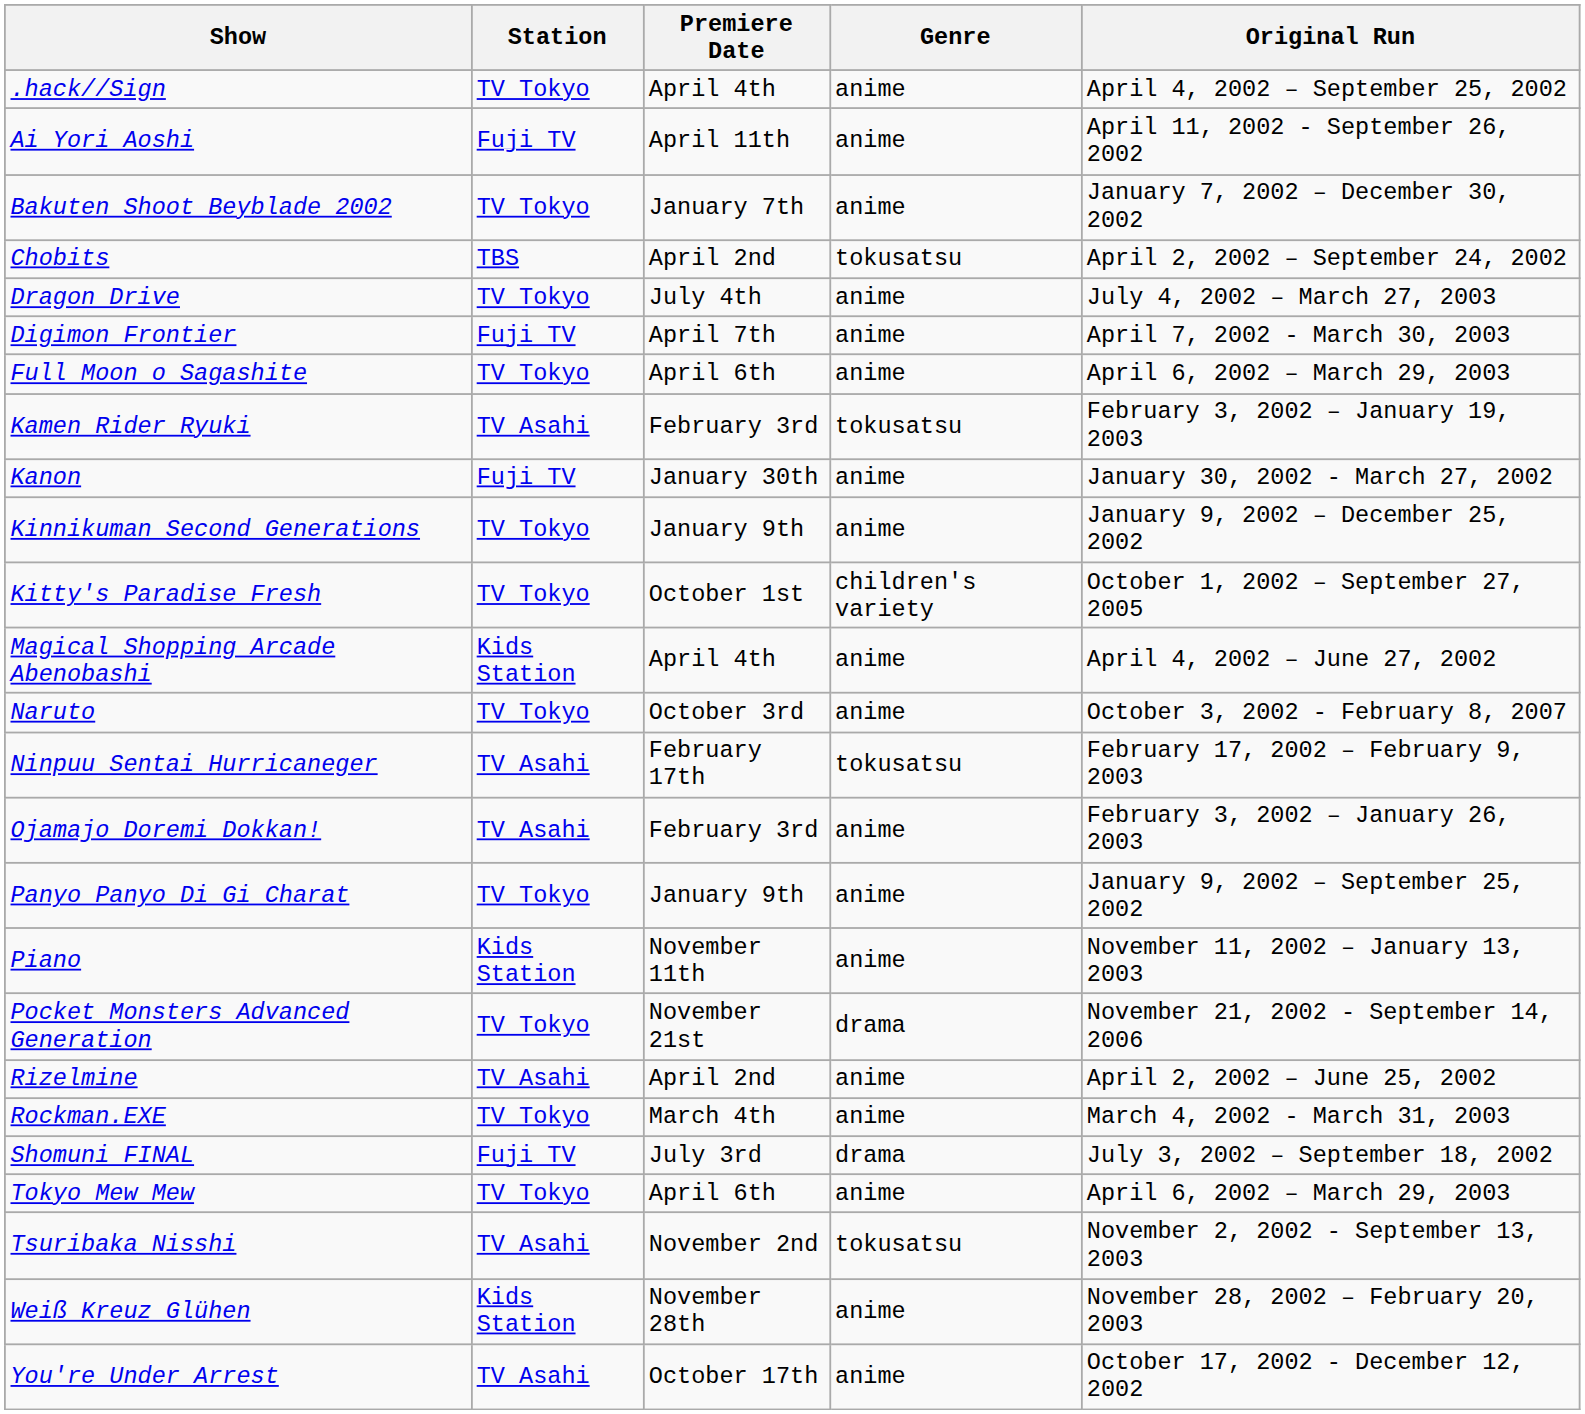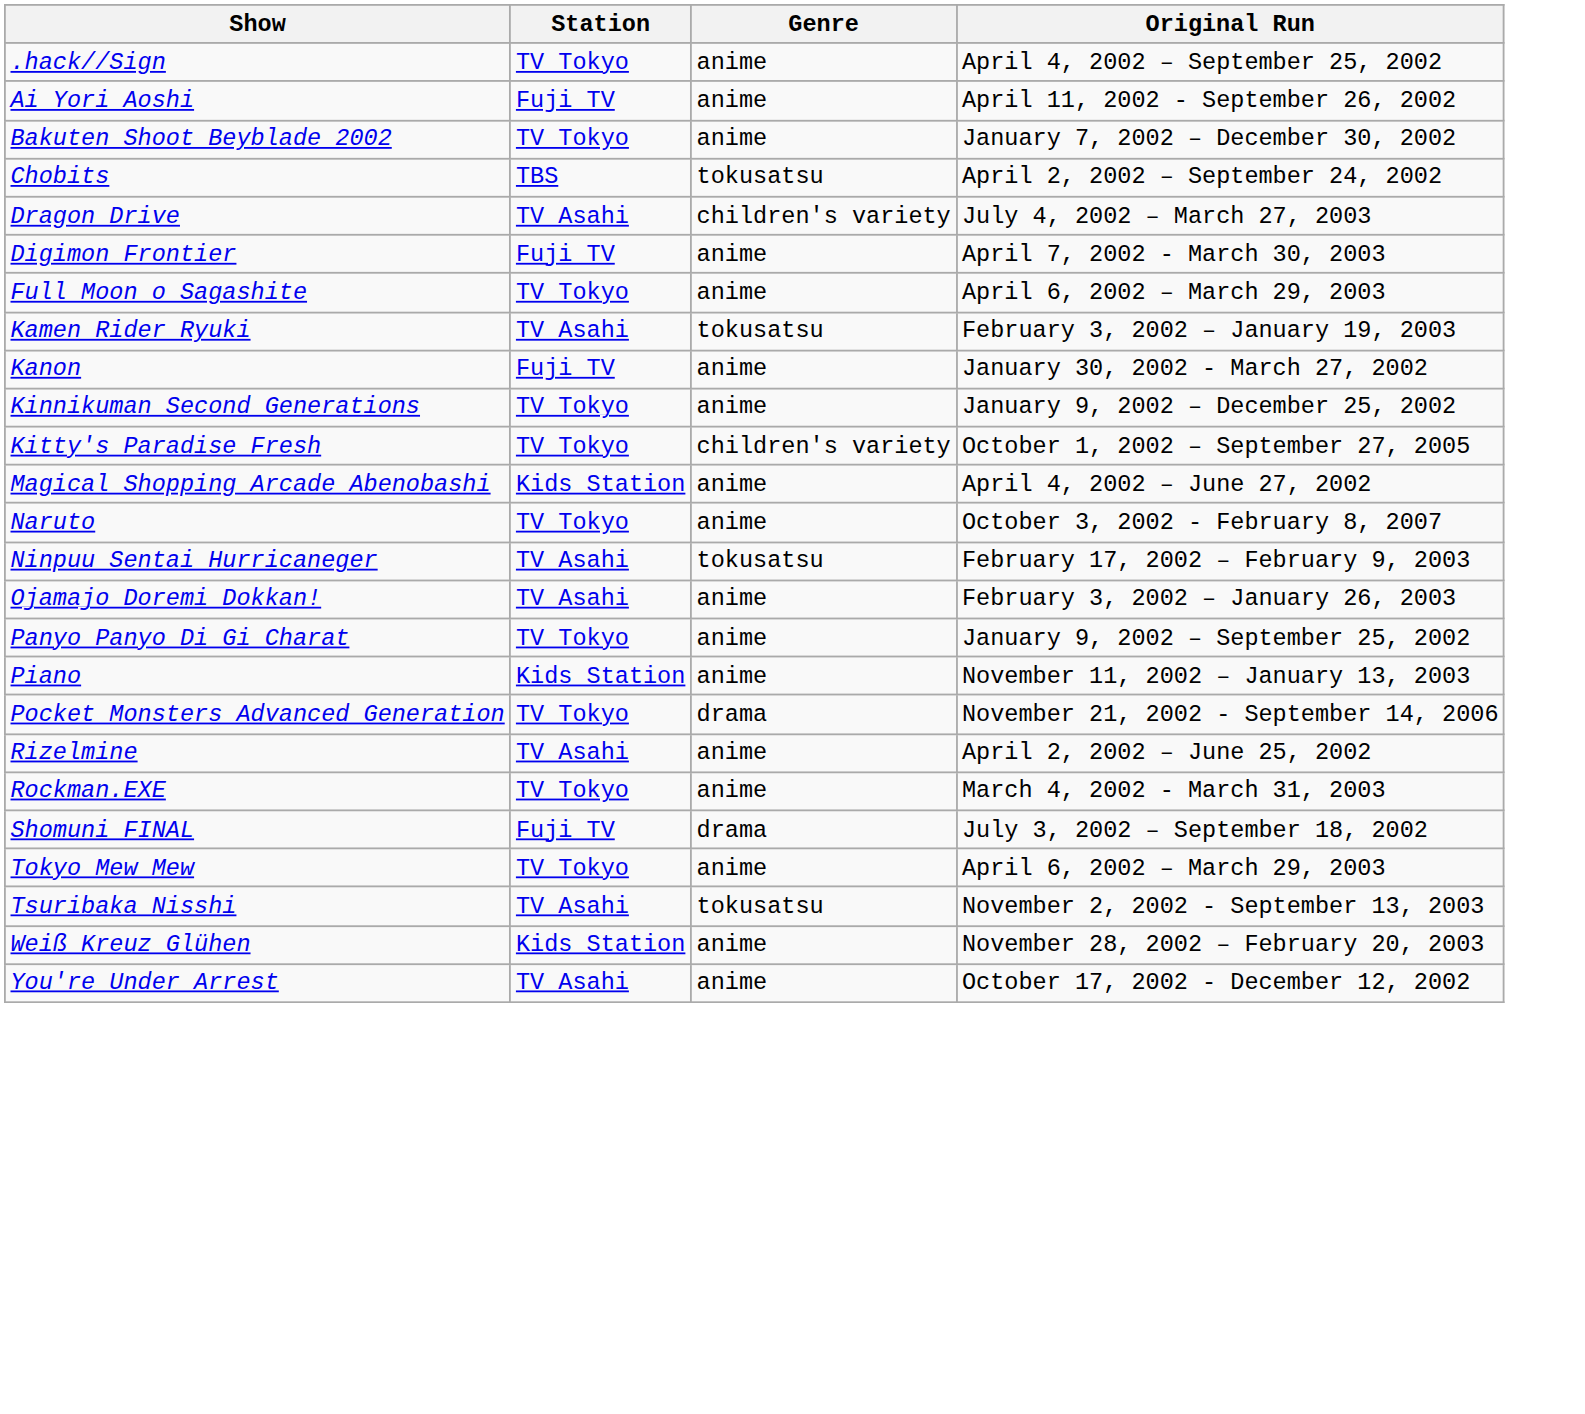- column: (736, 38)
(533, 297) TV Tokyo -> (572, 216) TV Asahi
(870, 297) anime -> (824, 216) children's variety
